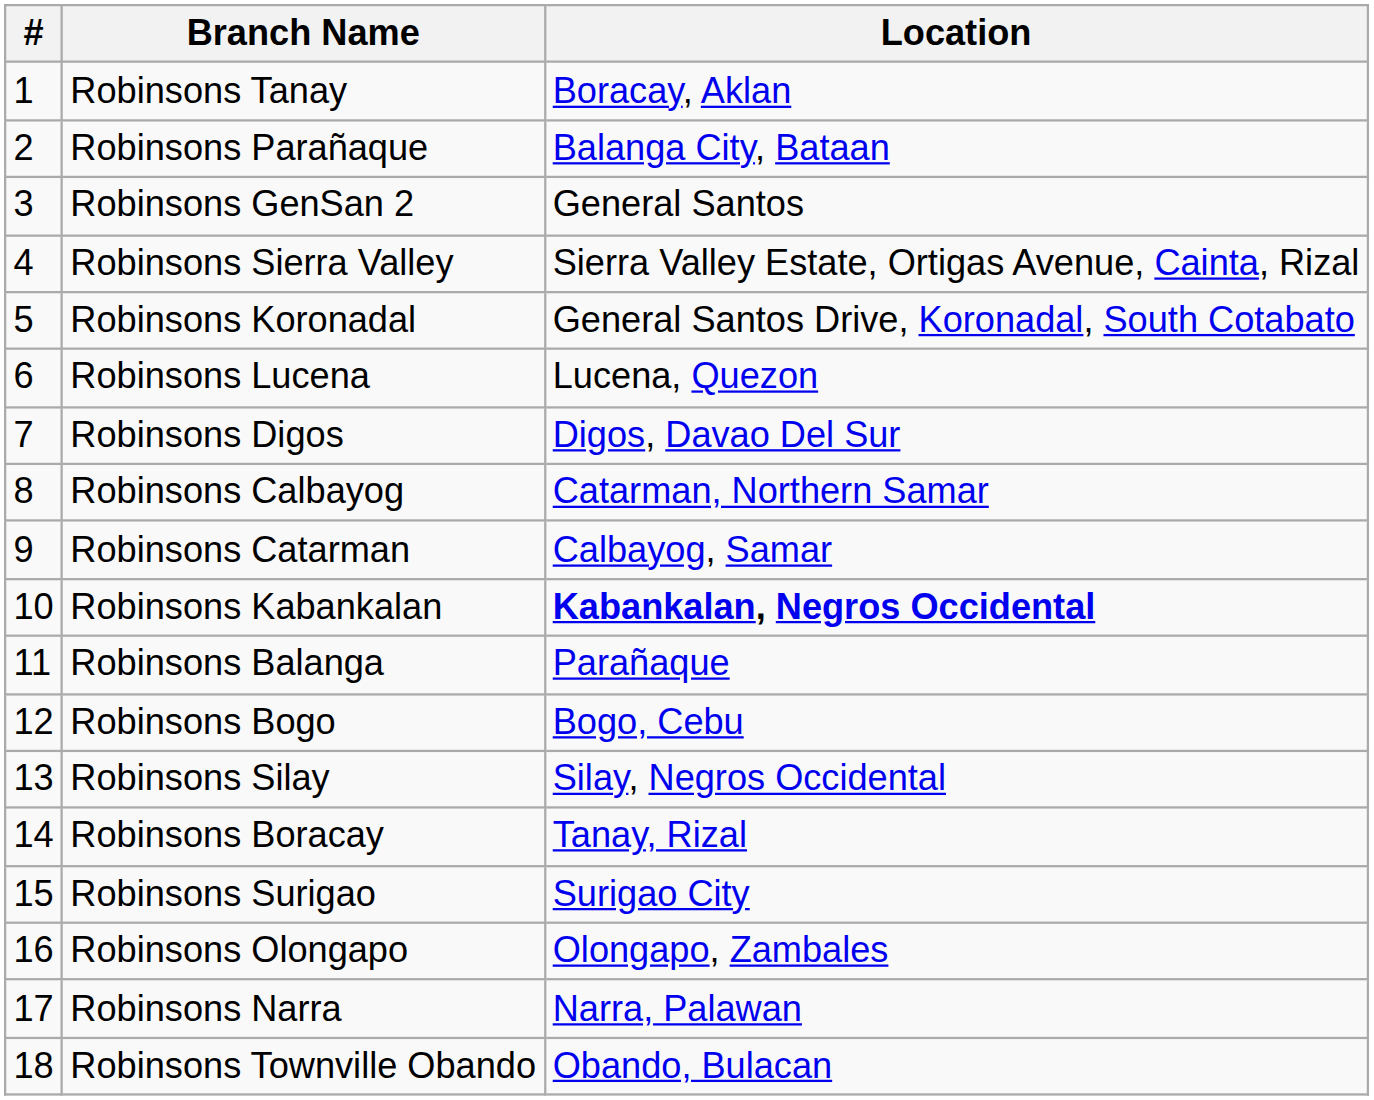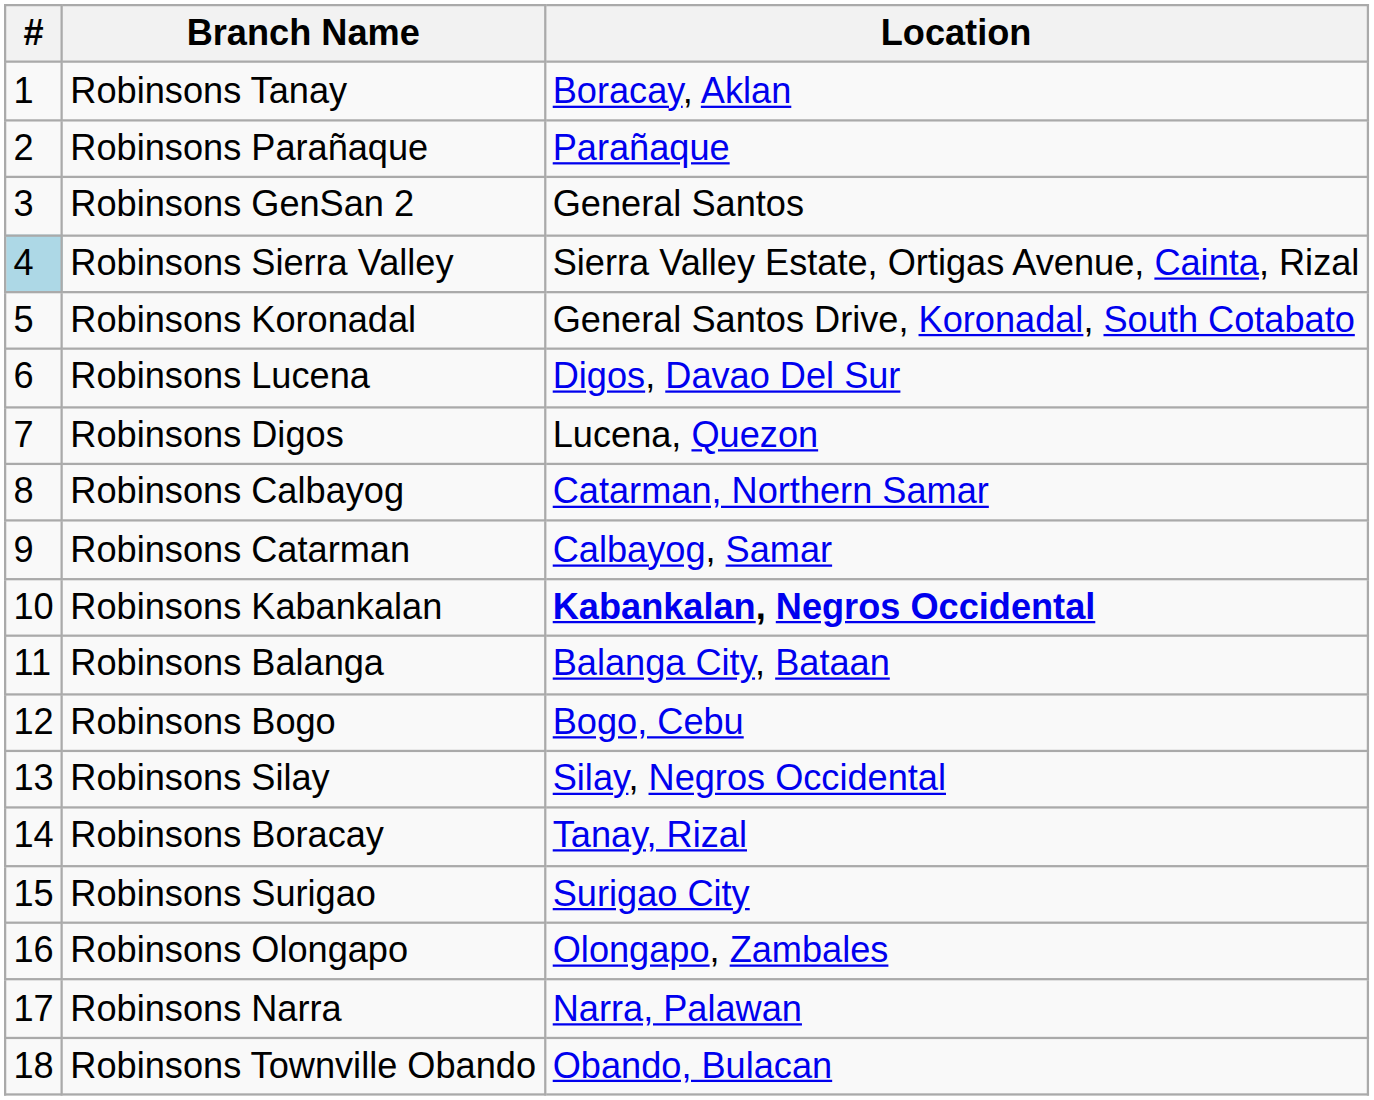(721, 147) Balanga City, Bataan -> (641, 147) Parañaque
(24, 262) no background -> (24, 262) lightblue background
(685, 377) Lucena, Quezon -> (727, 377) Digos, Davao Del Sur
(727, 434) Digos, Davao Del Sur -> (685, 434) Lucena, Quezon
(641, 663) Parañaque -> (721, 663) Balanga City, Bataan
